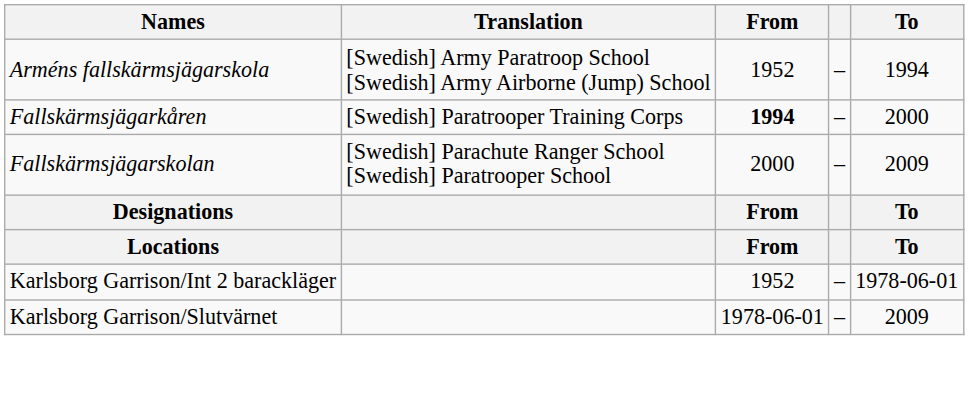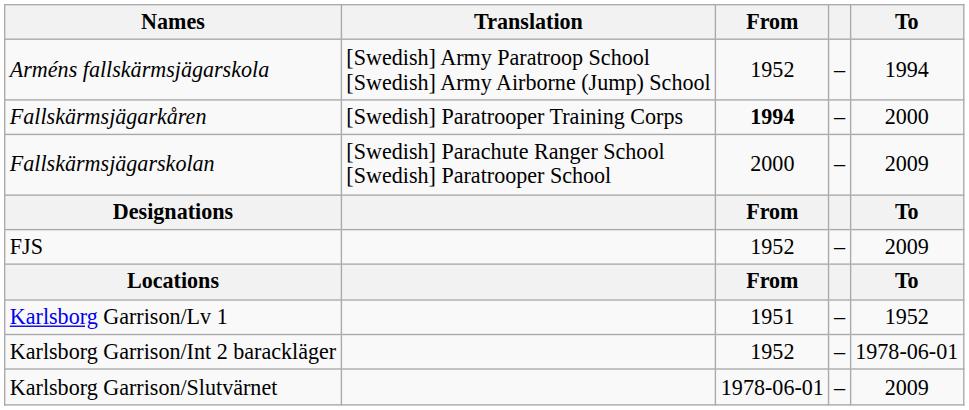+ row: (26, 246)
+ row: (119, 316)
